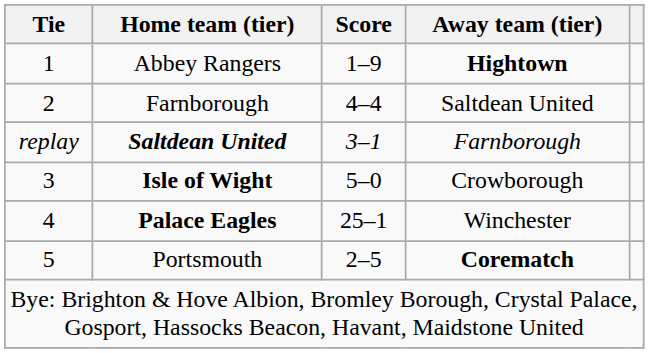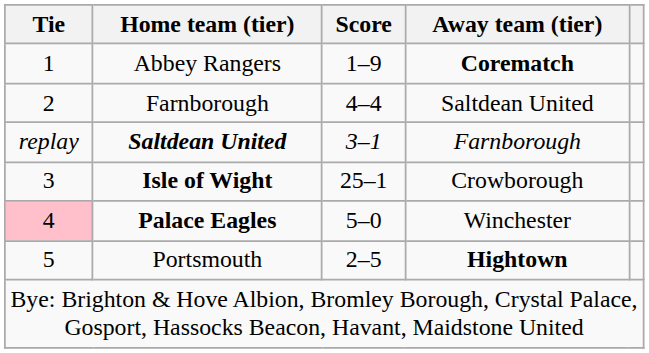(517, 62) Hightown -> (517, 62) Corematch
(364, 180) 5–0 -> (364, 180) 25–1
(49, 220) no background -> (49, 220) pink background
(364, 220) 25–1 -> (364, 220) 5–0
(517, 259) Corematch -> (517, 259) Hightown
